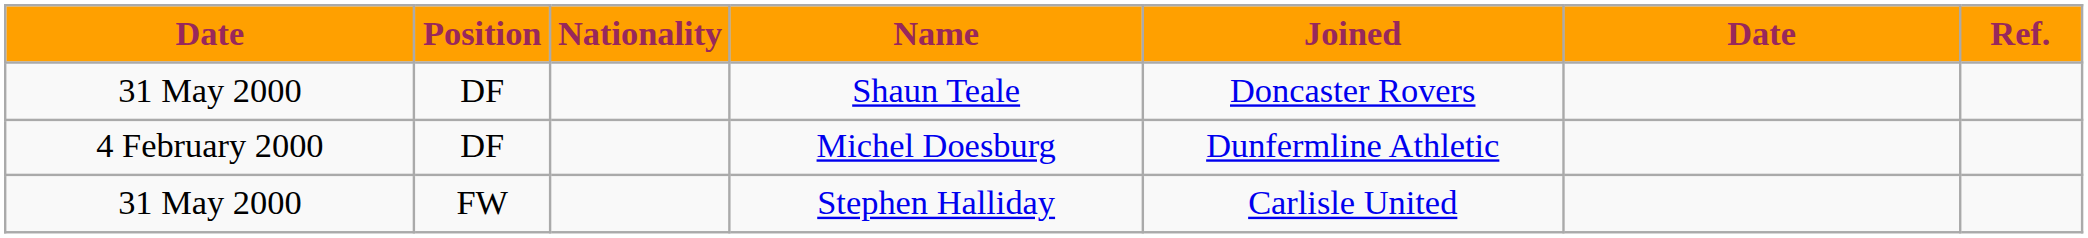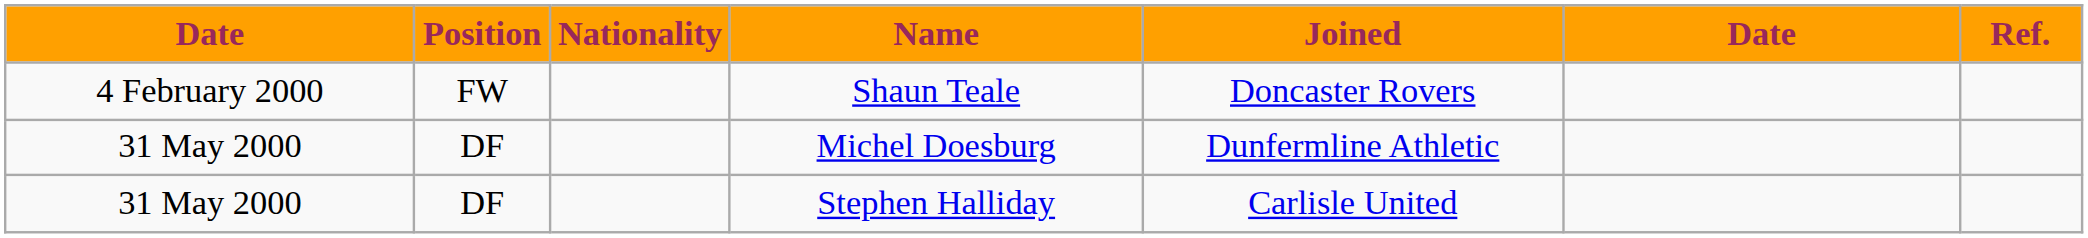(210, 90) 31 May 2000 -> (210, 90) 4 February 2000
(482, 90) DF -> (482, 90) FW
(210, 146) 4 February 2000 -> (210, 146) 31 May 2000
(482, 203) FW -> (482, 203) DF
